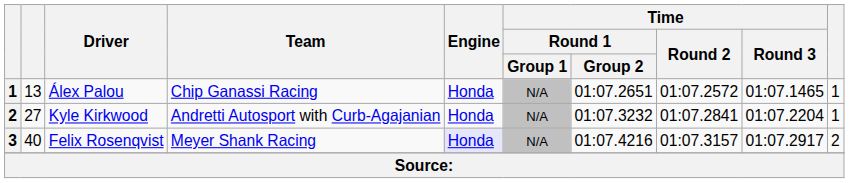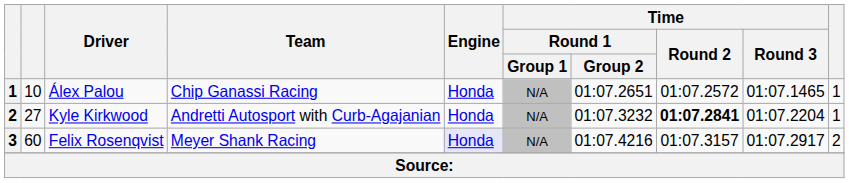(33, 91) 13 -> (33, 91) 10
(699, 116) normal -> (700, 116) bold
(33, 141) 40 -> (33, 141) 60
